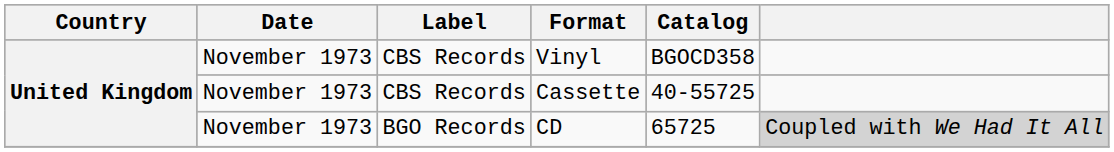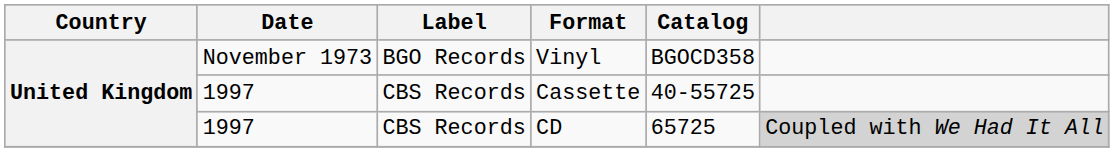(454, 58) CBS Records -> (454, 58) BGO Records
(287, 93) November 1973 -> (229, 93) 1997
(287, 129) November 1973 -> (229, 129) 1997
(454, 129) BGO Records -> (454, 129) CBS Records
